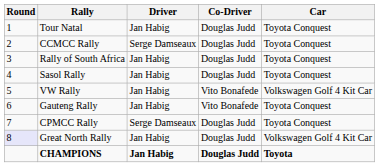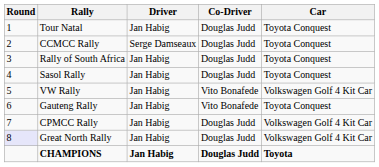(163, 122) Serge Damseaux -> (150, 122) Jan Habig
(297, 122) Toyota Conquest -> (318, 122) Volkswagen Golf 4 Kit Car
